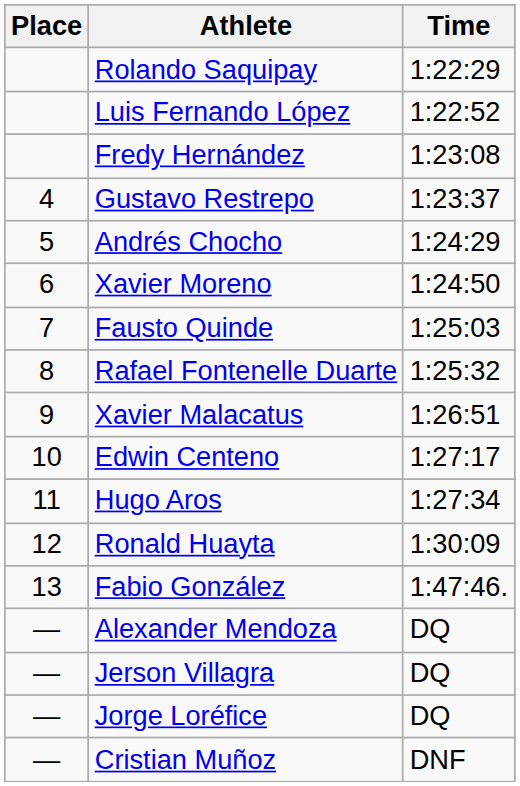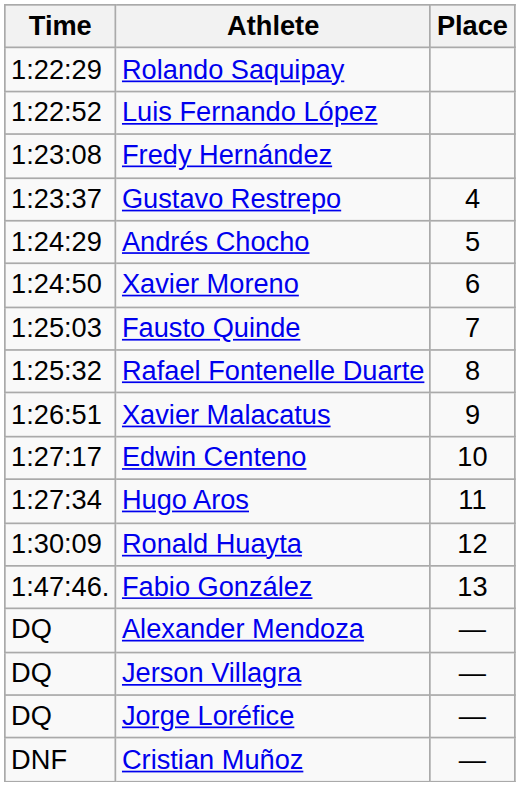columns swapped: (47, 26) <-> (459, 26)
